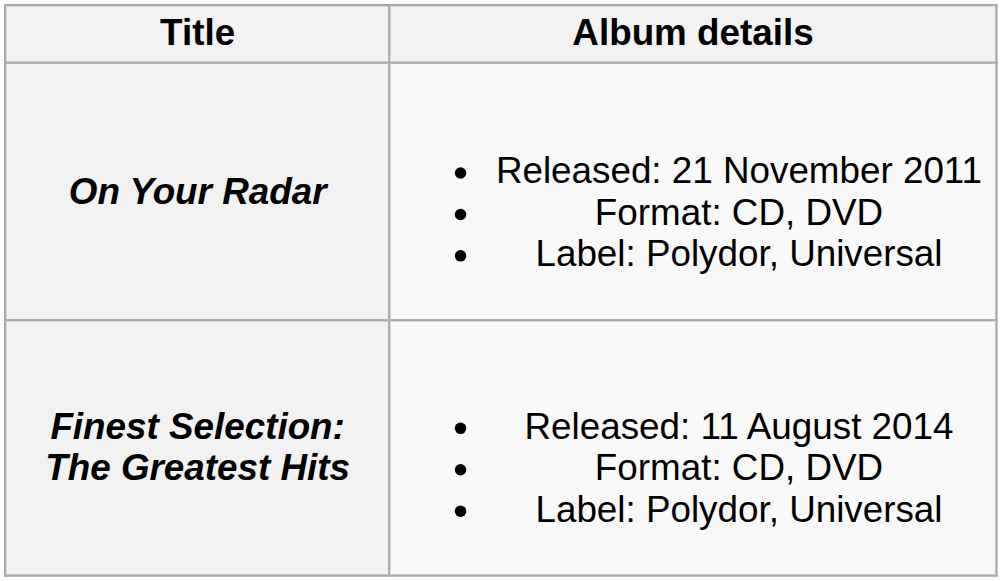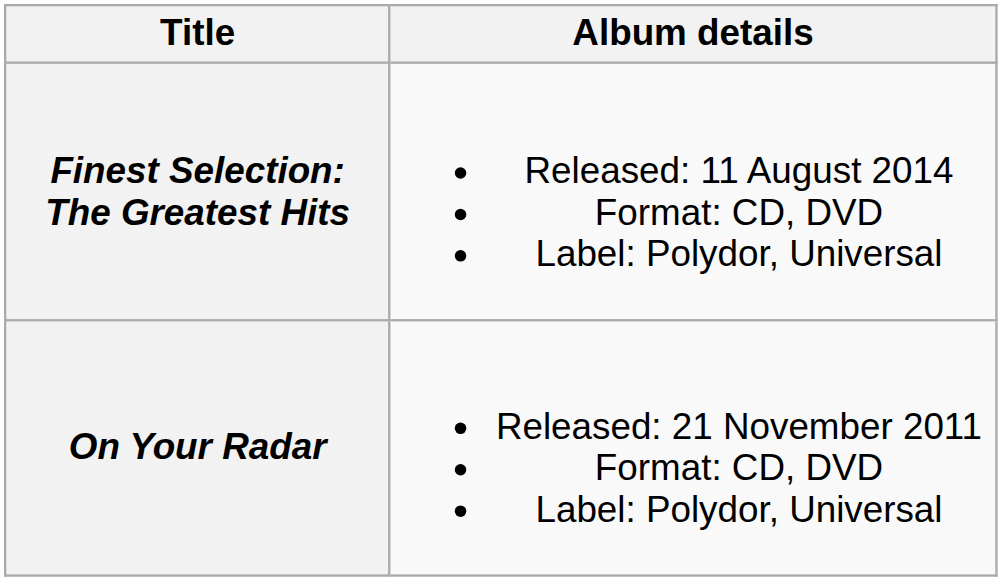rows swapped: (198, 190) <-> (198, 447)
